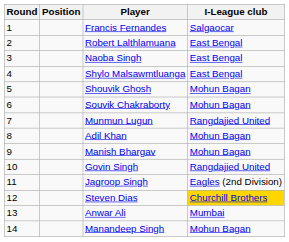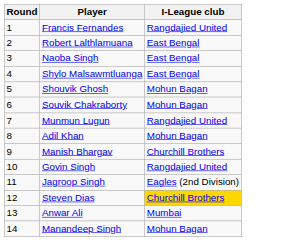- column: (61, 12)
(212, 27) Salgaocar -> (187, 27) Rangdajied United
(220, 151) Mohun Bagan -> (186, 151) Churchill Brothers
